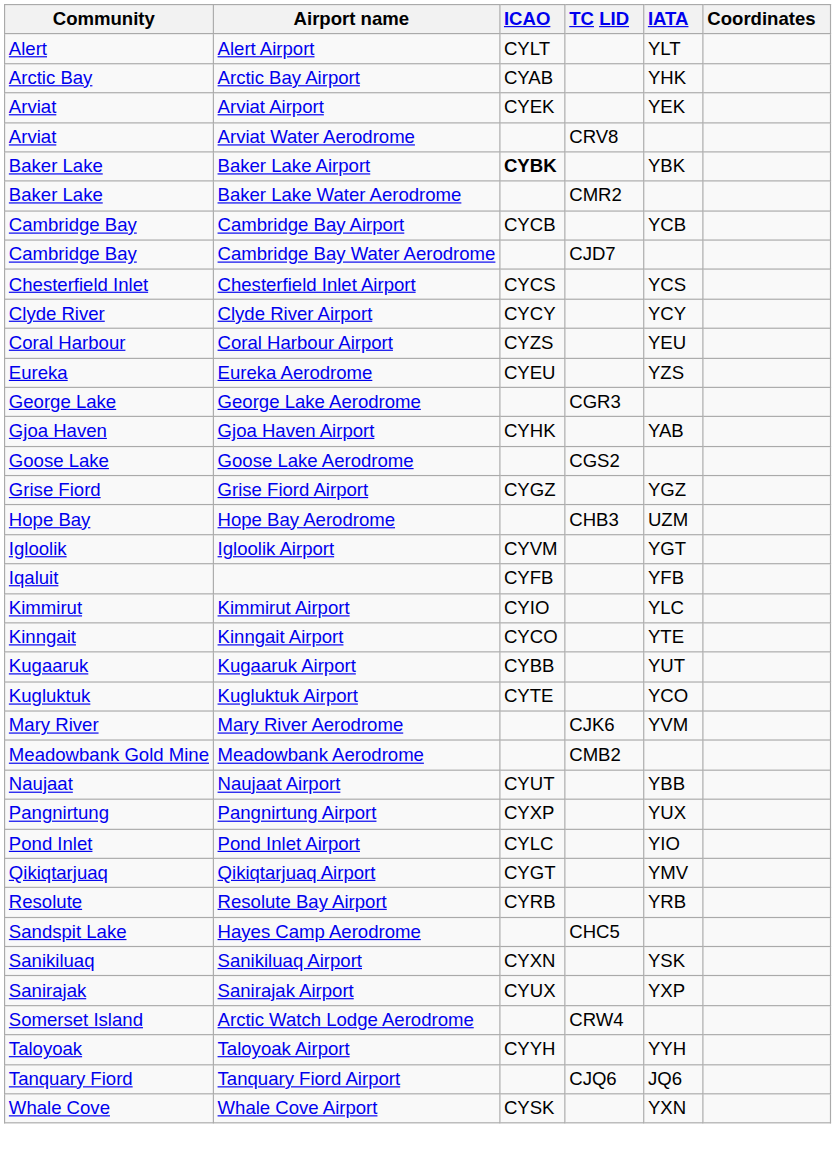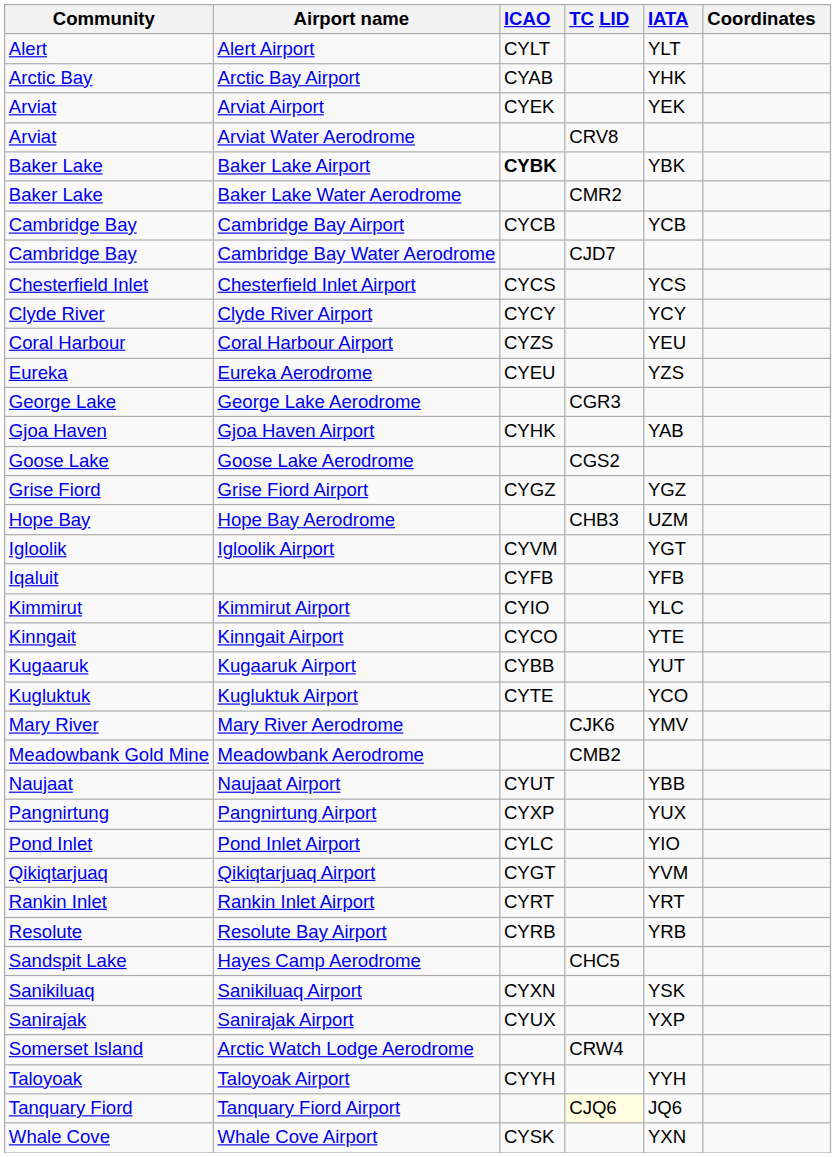(668, 725) YVM -> (668, 725) YMV
(668, 872) YMV -> (668, 872) YVM
+ row: (296, 902)
(593, 1078) no background -> (593, 1108) lightyellow background
